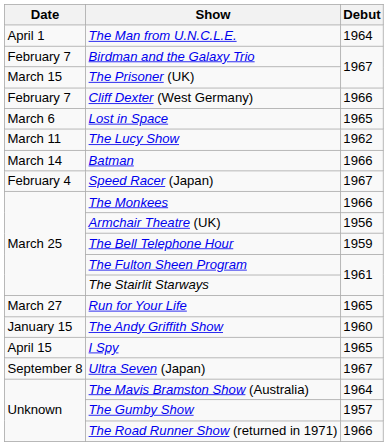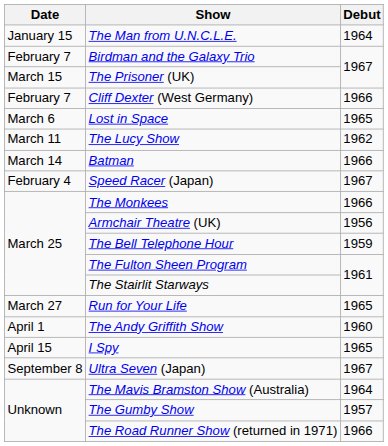(26, 35) April 1 -> (40, 35) January 15
(40, 327) January 15 -> (26, 327) April 1
